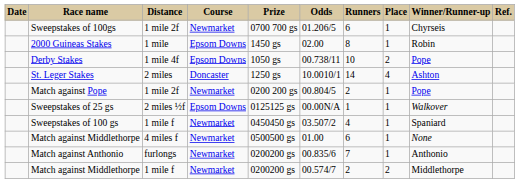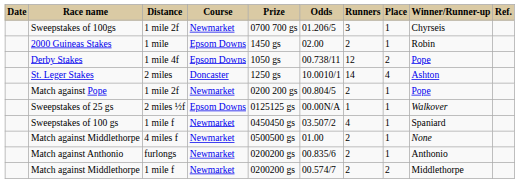(348, 28) 6 -> (348, 28) 3
(348, 43) 8 -> (348, 43) 2
(350, 59) 10 -> (350, 59) 12
(348, 138) 6 -> (348, 138) 2
(348, 154) 7 -> (348, 154) 2
